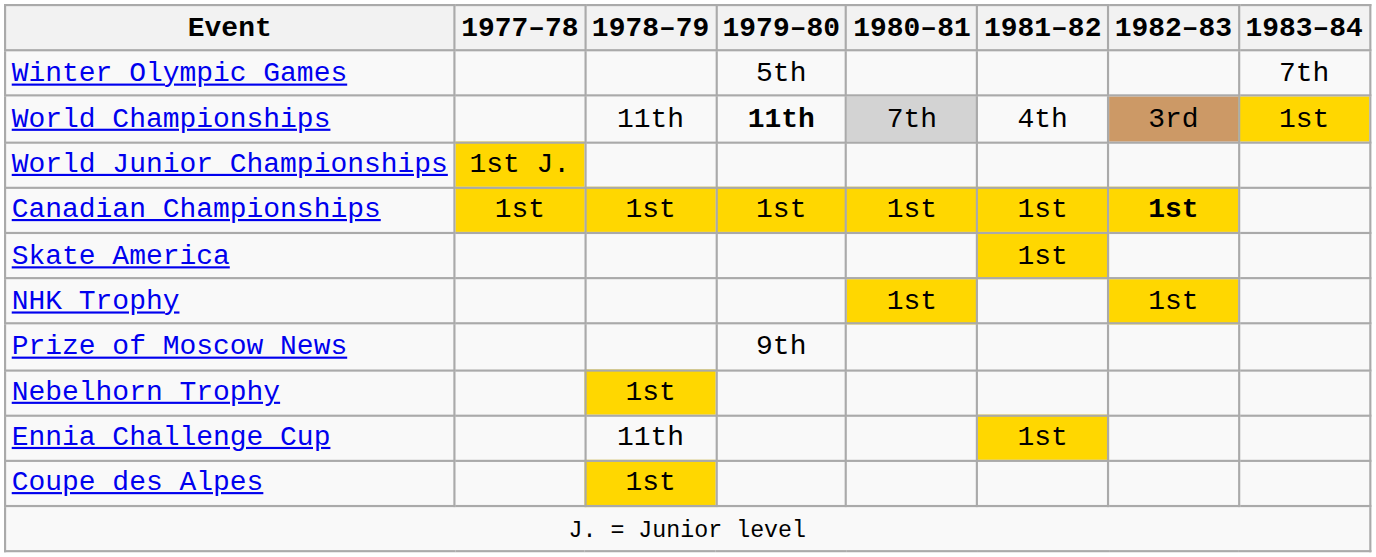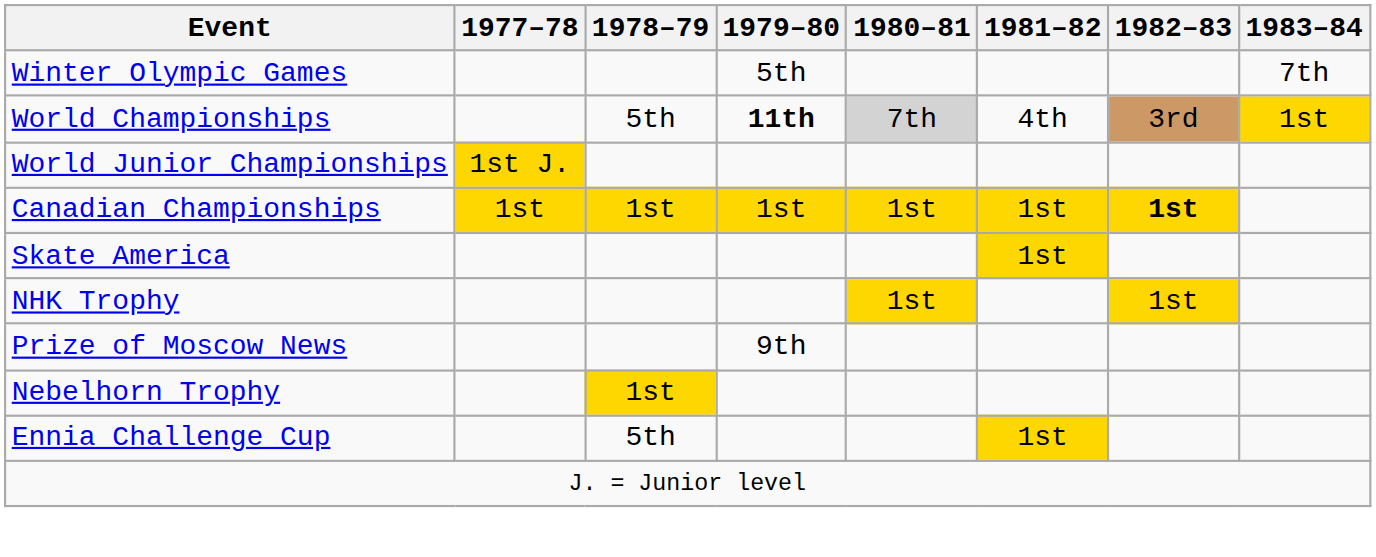(651, 119) 11th -> (651, 119) 5th
(651, 438) 11th -> (651, 438) 5th
- row: (138, 483)
